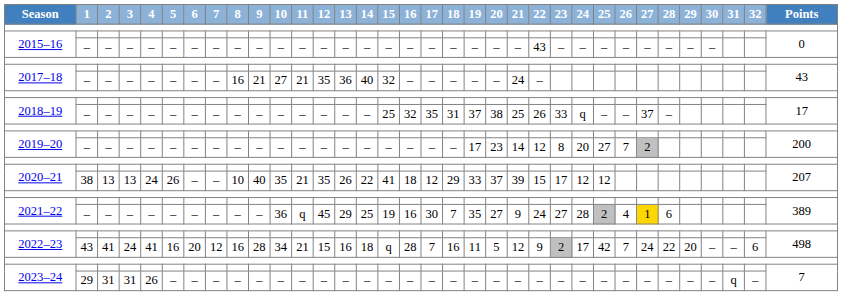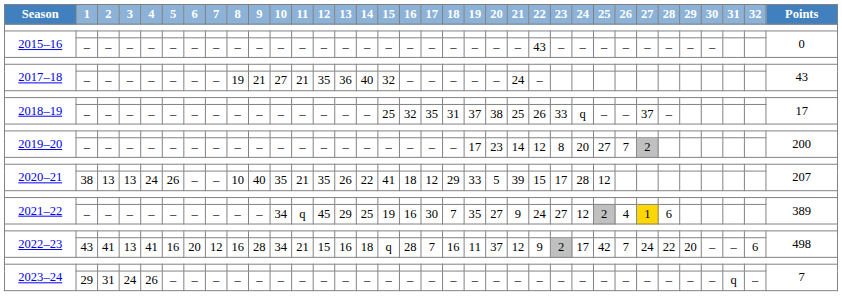(238, 80) 16 -> (238, 80) 19
(496, 180) 37 -> (496, 180) 5
(583, 180) 12 -> (583, 180) 28
(281, 214) 36 -> (281, 214) 34
(583, 214) 28 -> (583, 214) 12
(130, 247) 24 -> (130, 247) 13
(496, 247) 5 -> (496, 247) 37
(130, 280) 31 -> (130, 280) 24
